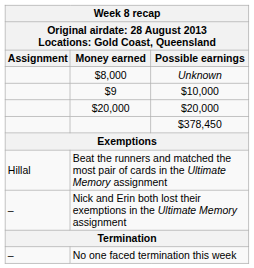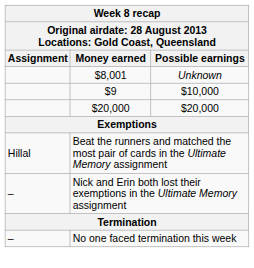(111, 75) $8,000 -> (111, 75) $8,001
- row: (200, 125)
